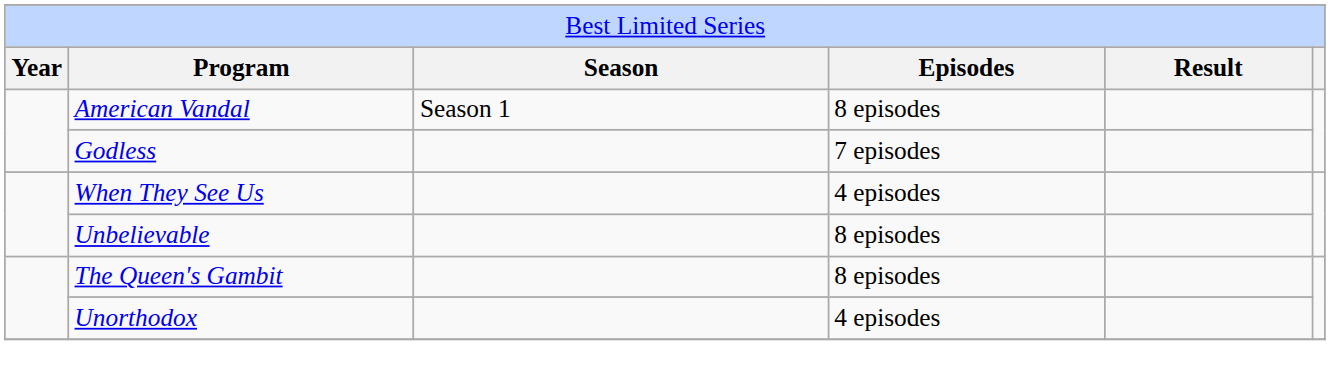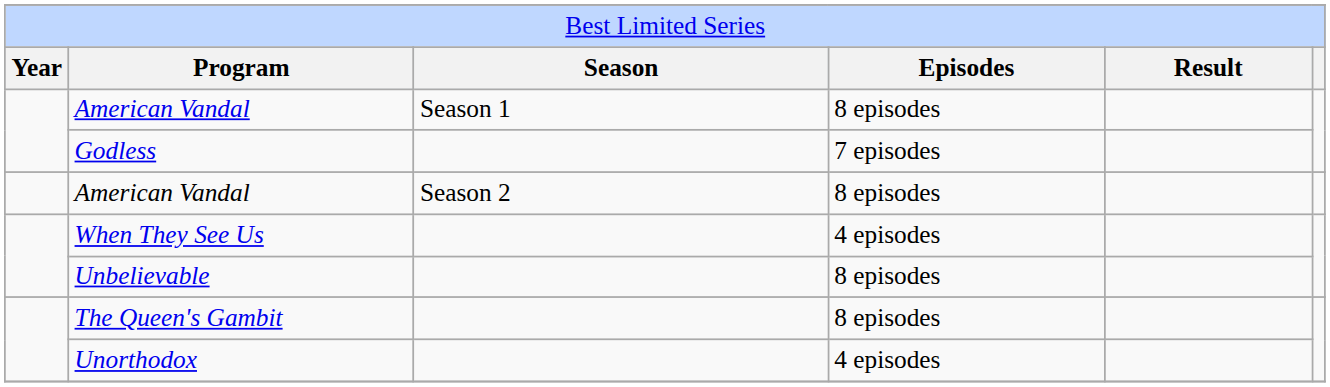+ row: (162, 192)
